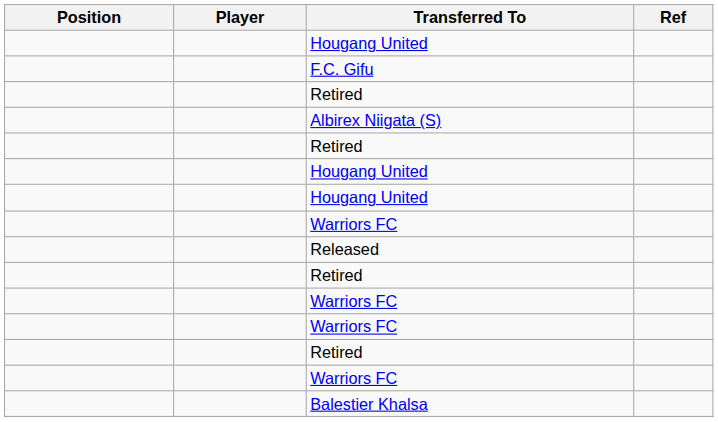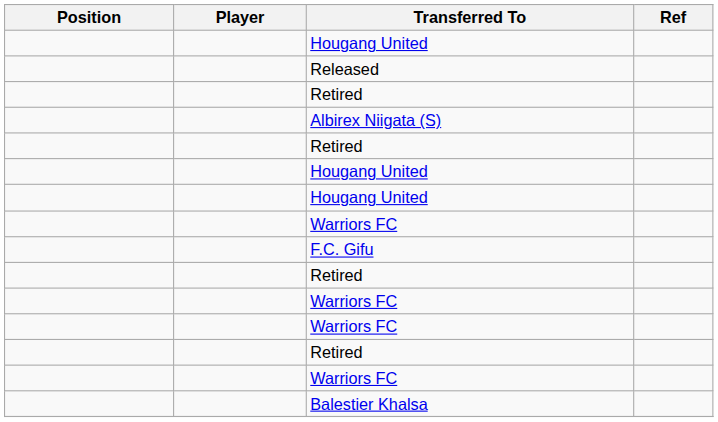rows swapped: (89, 249) <-> (89, 69)
